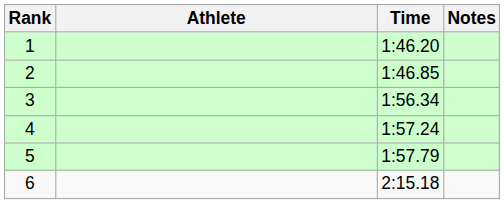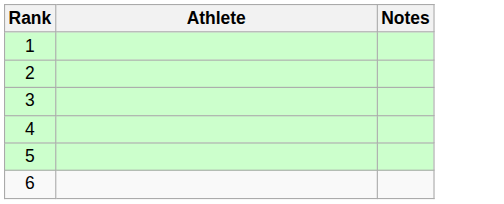- column: (410, 18)
